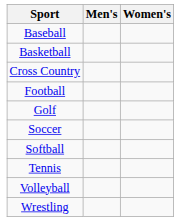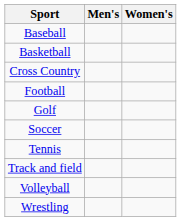- row: (45, 149)
+ row: (45, 168)
